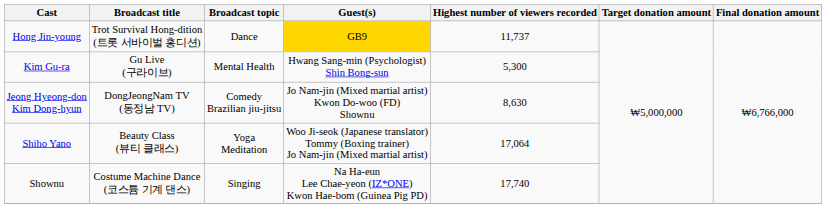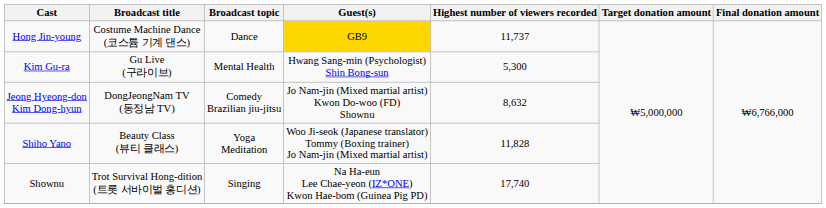(147, 35) Trot Survival Hong-dition (트롯 서바이벌 홍디션) -> (147, 35) Costume Machine Dance (코스튬 기계 댄스)
(515, 102) 8,630 -> (515, 102) 8,632
(515, 143) 17,064 -> (515, 143) 11,828
(147, 183) Costume Machine Dance (코스튬 기계 댄스) -> (147, 183) Trot Survival Hong-dition (트롯 서바이벌 홍디션)
